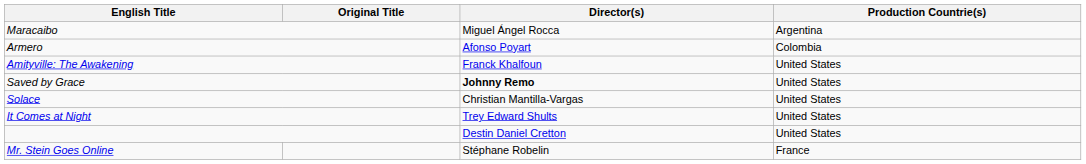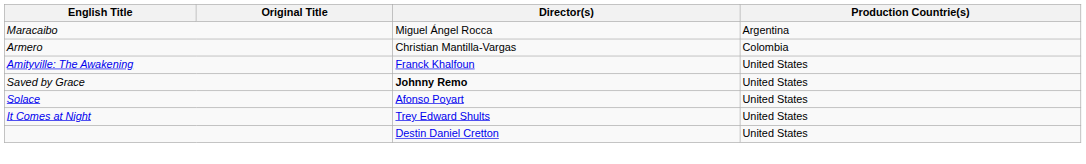(497, 47) Afonso Poyart -> (456, 47) Christian Mantilla-Vargas
(523, 99) Christian Mantilla-Vargas -> (430, 99) Afonso Poyart
- row: (60, 151)
